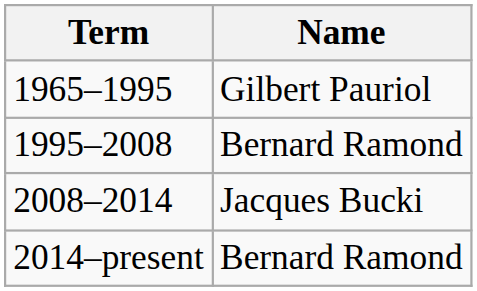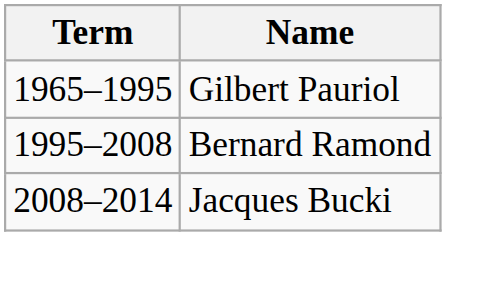- row: (109, 256)
